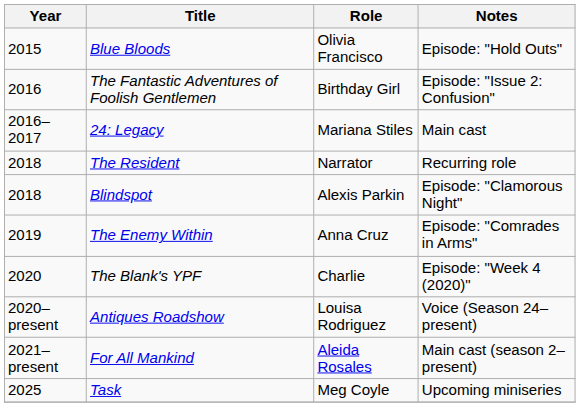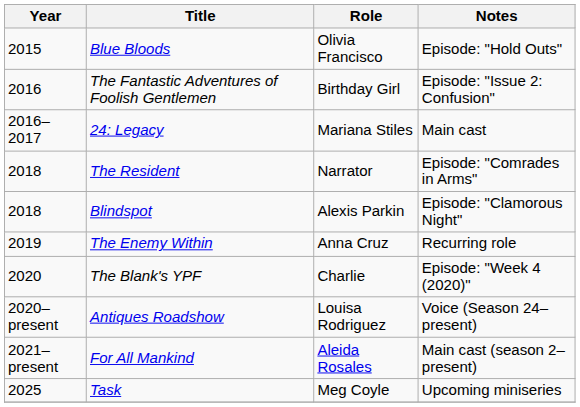(469, 162) Recurring role -> (491, 171) Episode: "Comrades in Arms"
(491, 235) Episode: "Comrades in Arms" -> (469, 244) Recurring role
